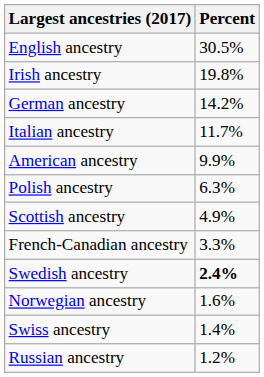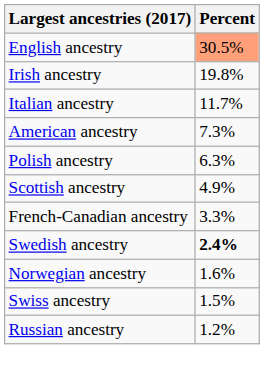(221, 47) no background -> (221, 47) lightsalmon background
- row: (67, 103)
(217, 160) 9.9% -> (217, 132) 7.3%
(217, 329) 1.4% -> (217, 301) 1.5%
